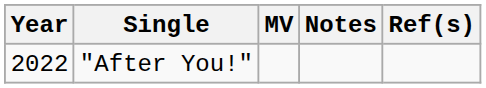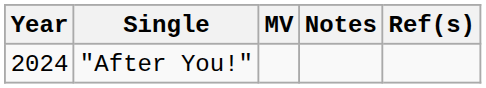(40, 64) 2022 -> (40, 64) 2024
